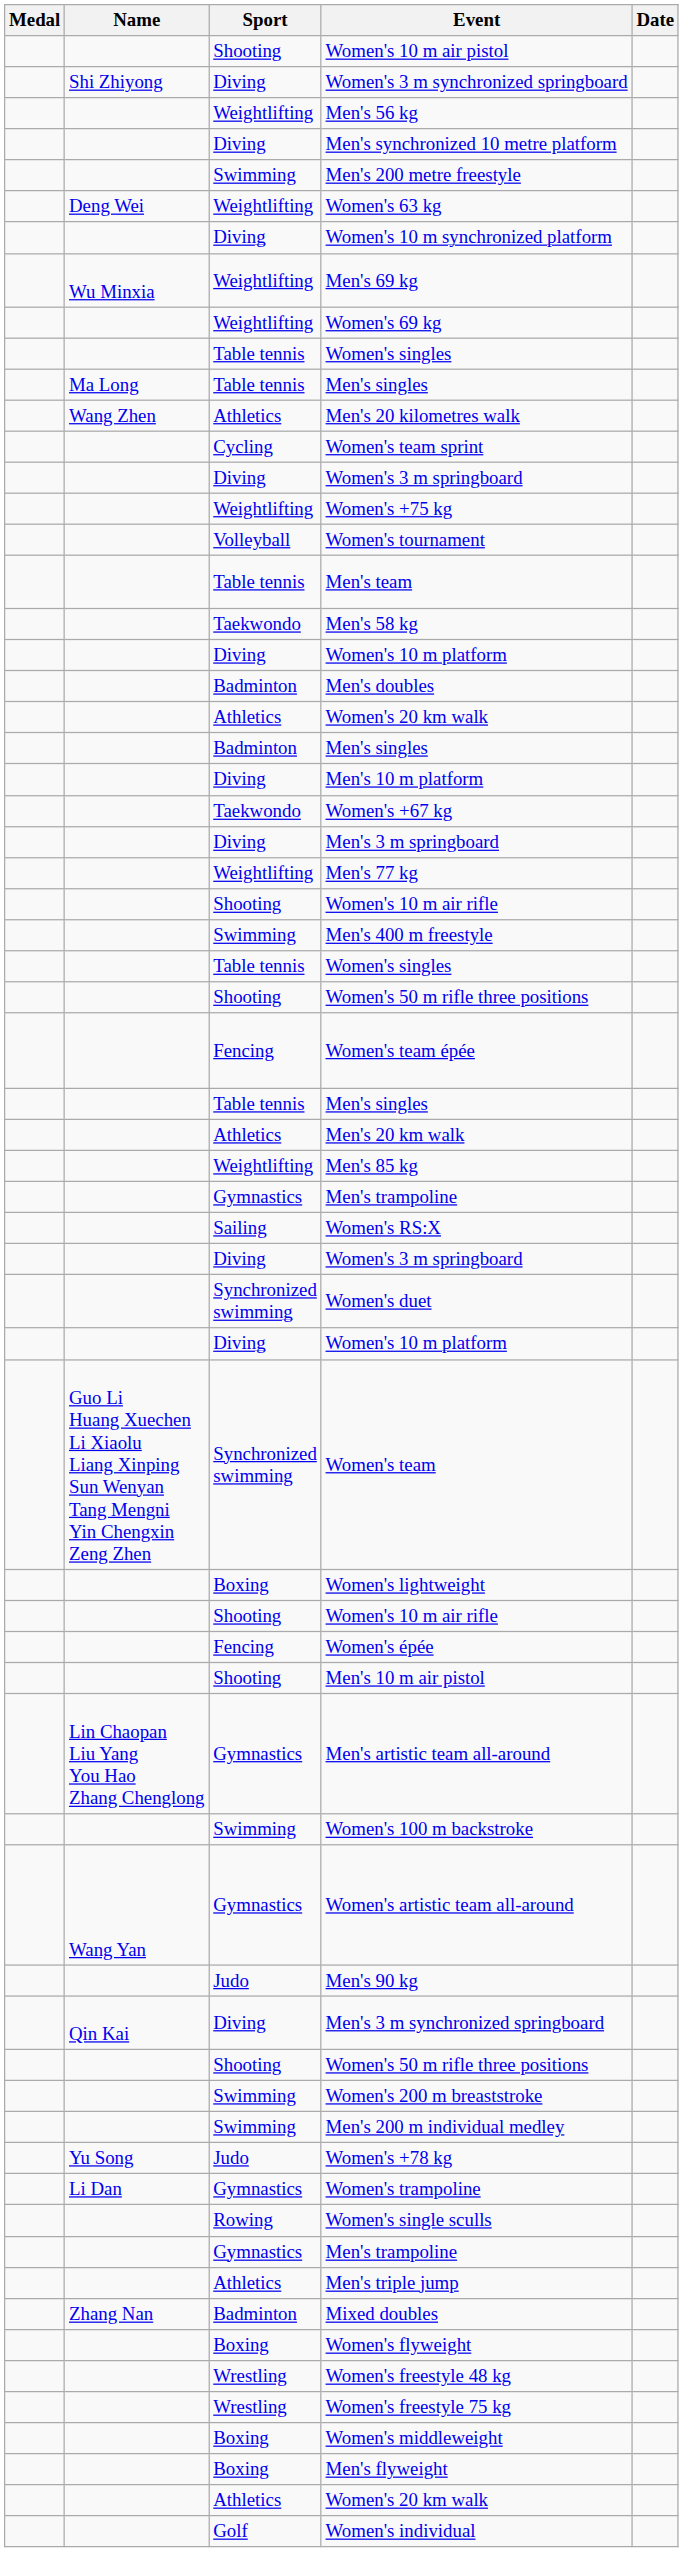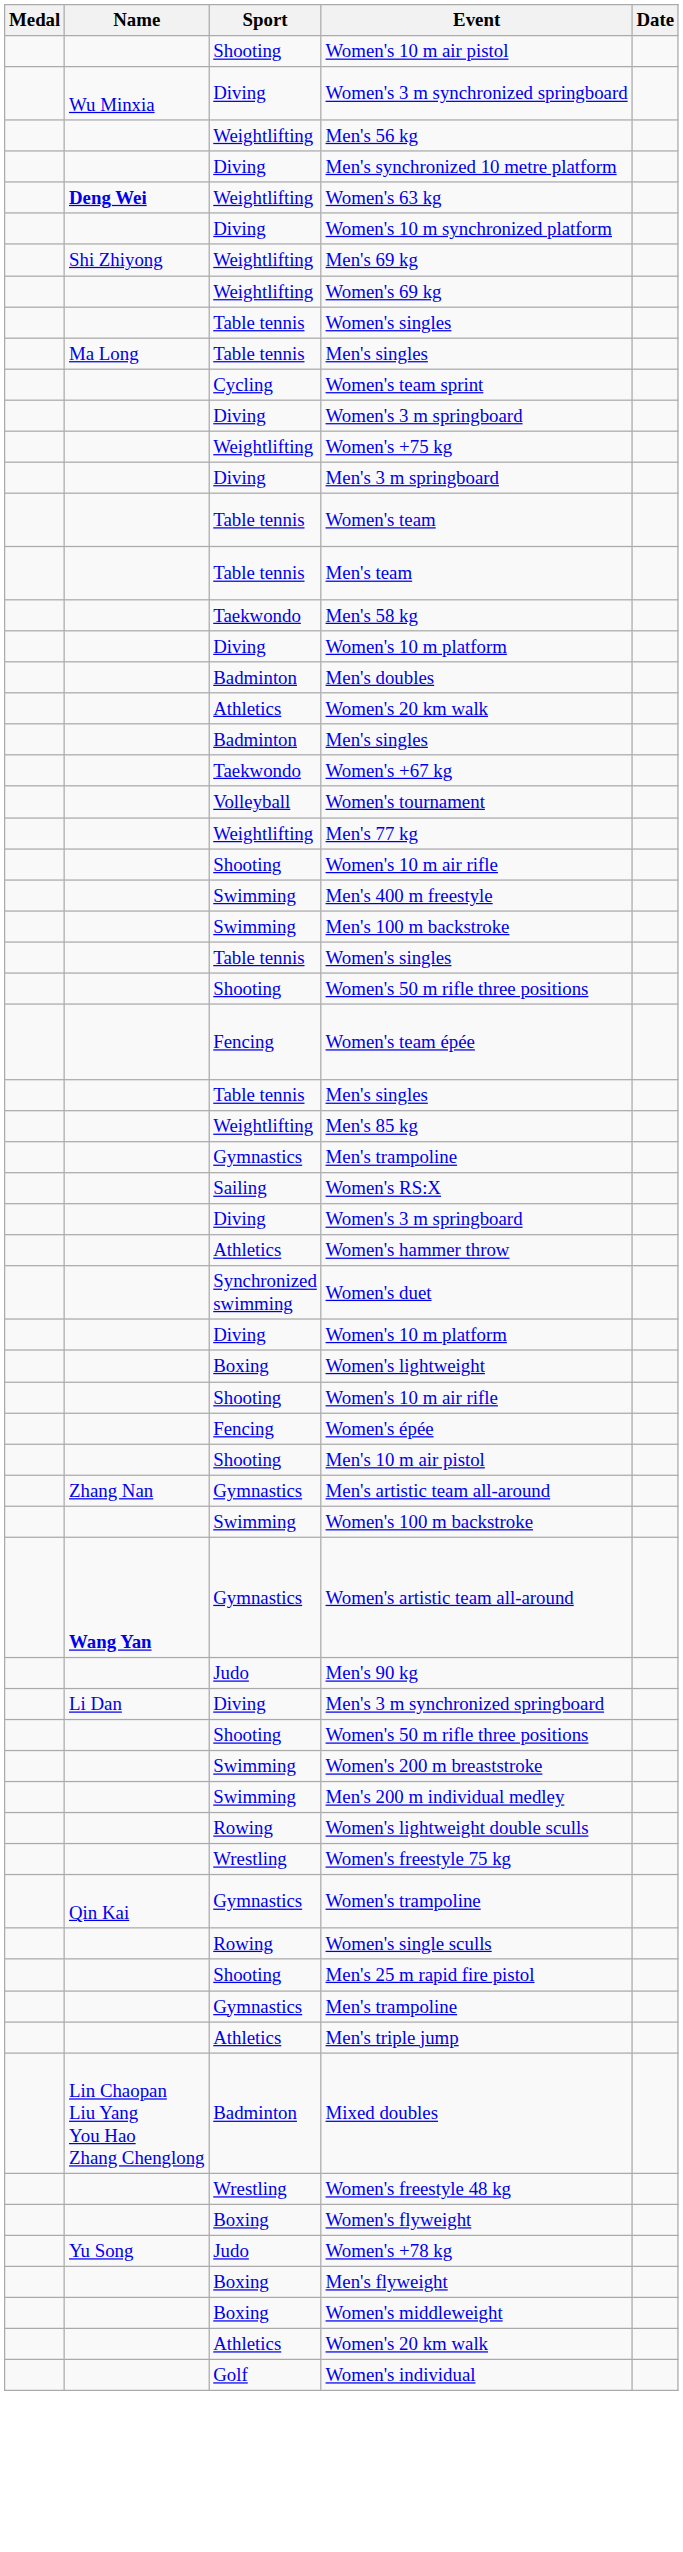(116, 82) Shi Zhiyong -> (112, 104) Wu Minxia
- row: (255, 175)
(107, 206) normal -> (108, 197) bold
(112, 291) Wu Minxia -> (116, 260) Shi Zhiyong
- row: (247, 415)
rows swapped: (239, 841) <-> (252, 539)
+ row: (259, 519)
- row: (239, 779)
+ row: (255, 926)
- row: (247, 1135)
+ row: (247, 1250)
- row: (265, 1464)
(137, 1764) Lin Chaopan Liu Yang You Hao Zhang Chenglong -> (111, 1490) Zhang Nan
(108, 1949) normal -> (110, 1641) bold
(99, 2034) Qin Kai -> (95, 1704) Li Dan
+ row: (243, 1828)
rows swapped: (231, 2158) <-> (250, 2406)
(95, 2189) Li Dan -> (99, 1912) Qin Kai
+ row: (247, 1975)
(111, 2313) Zhang Nan -> (137, 2124) Lin Chaopan Liu Yang You Hao Zhang Chenglong
rows swapped: (250, 2375) <-> (241, 2344)
rows swapped: (241, 2469) <-> (241, 2438)
